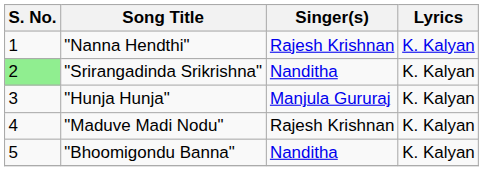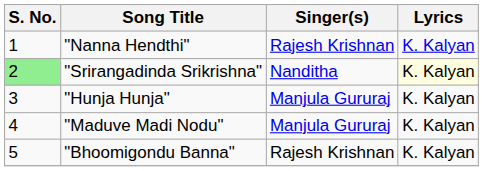(438, 71) no background -> (438, 71) lightyellow background
(332, 125) Rajesh Krishnan -> (330, 125) Manjula Gururaj
(304, 152) Nanditha -> (332, 152) Rajesh Krishnan
